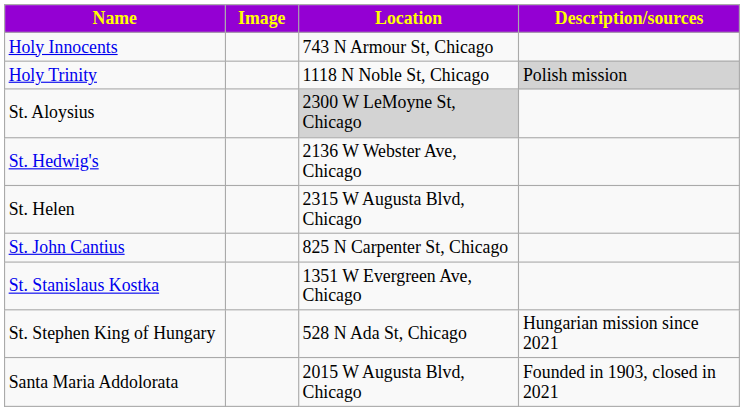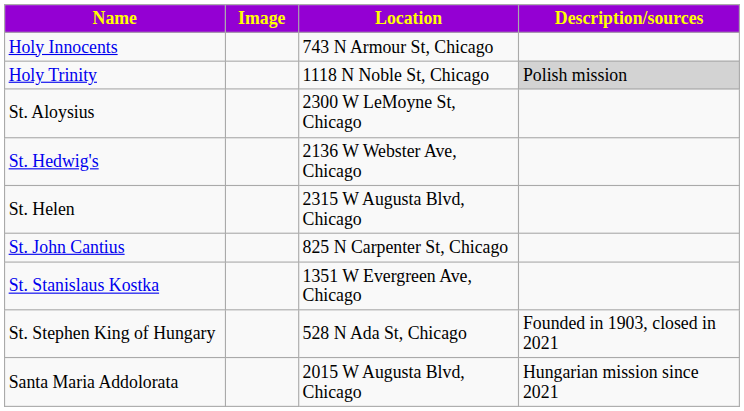(379, 113) lightgrey background -> (379, 113) no background
(611, 333) Hungarian mission since 2021 -> (619, 333) Founded in 1903, closed in 2021
(619, 381) Founded in 1903, closed in 2021 -> (611, 381) Hungarian mission since 2021
